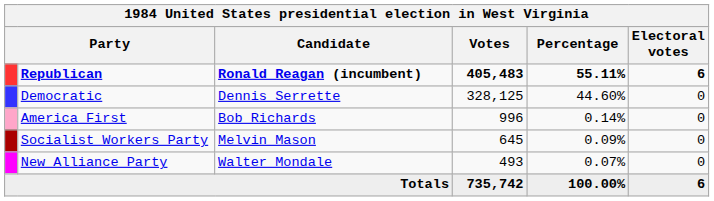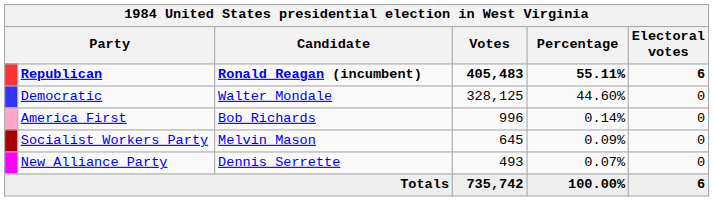(279, 97) Dennis Serrette -> (275, 97) Walter Mondale
(275, 163) Walter Mondale -> (279, 163) Dennis Serrette
